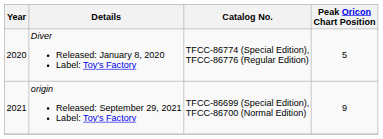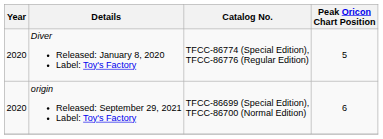(17, 108) 2021 -> (17, 108) 2020
(345, 108) 9 -> (345, 108) 6
